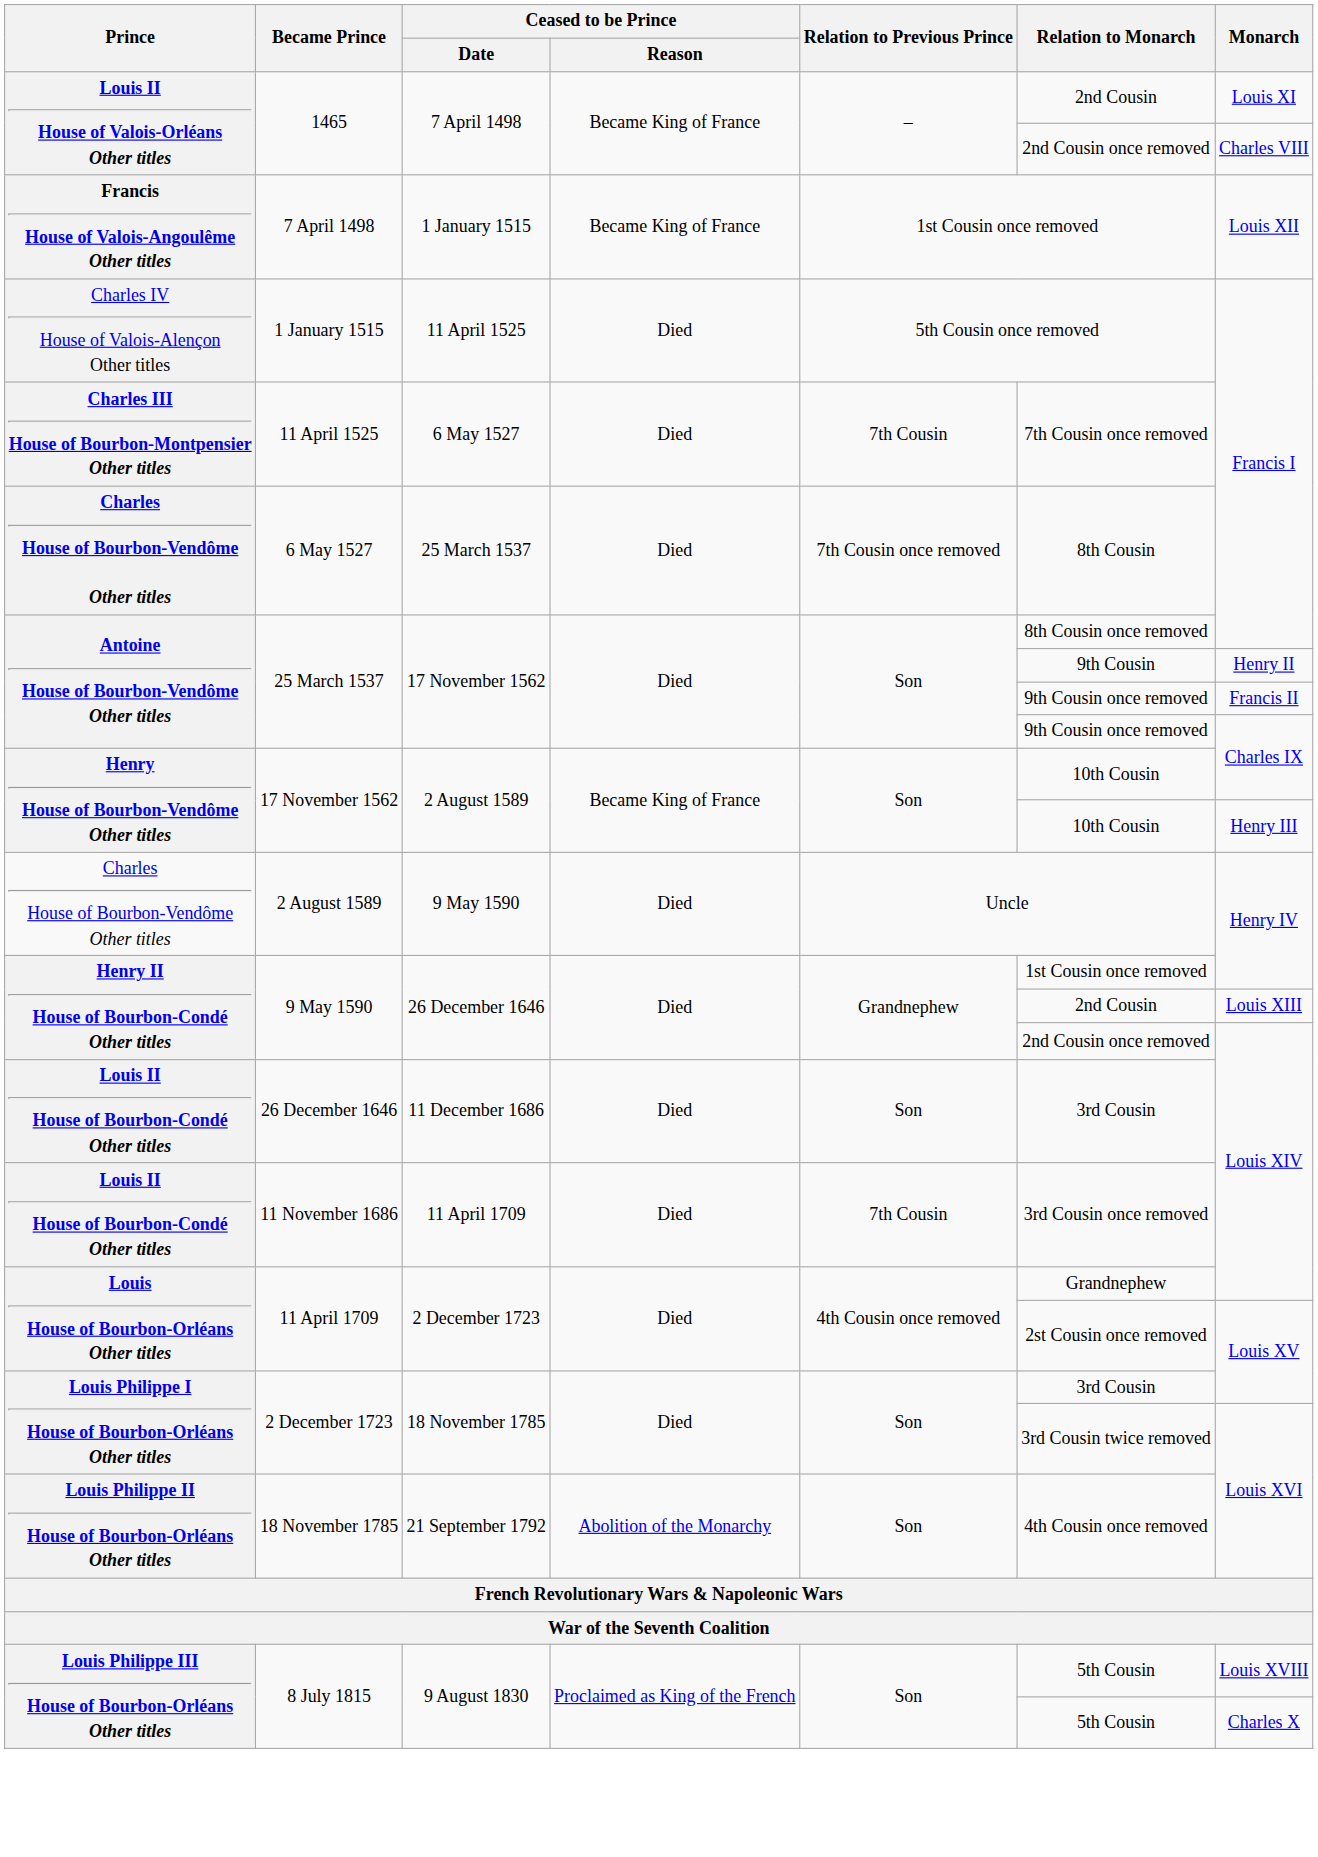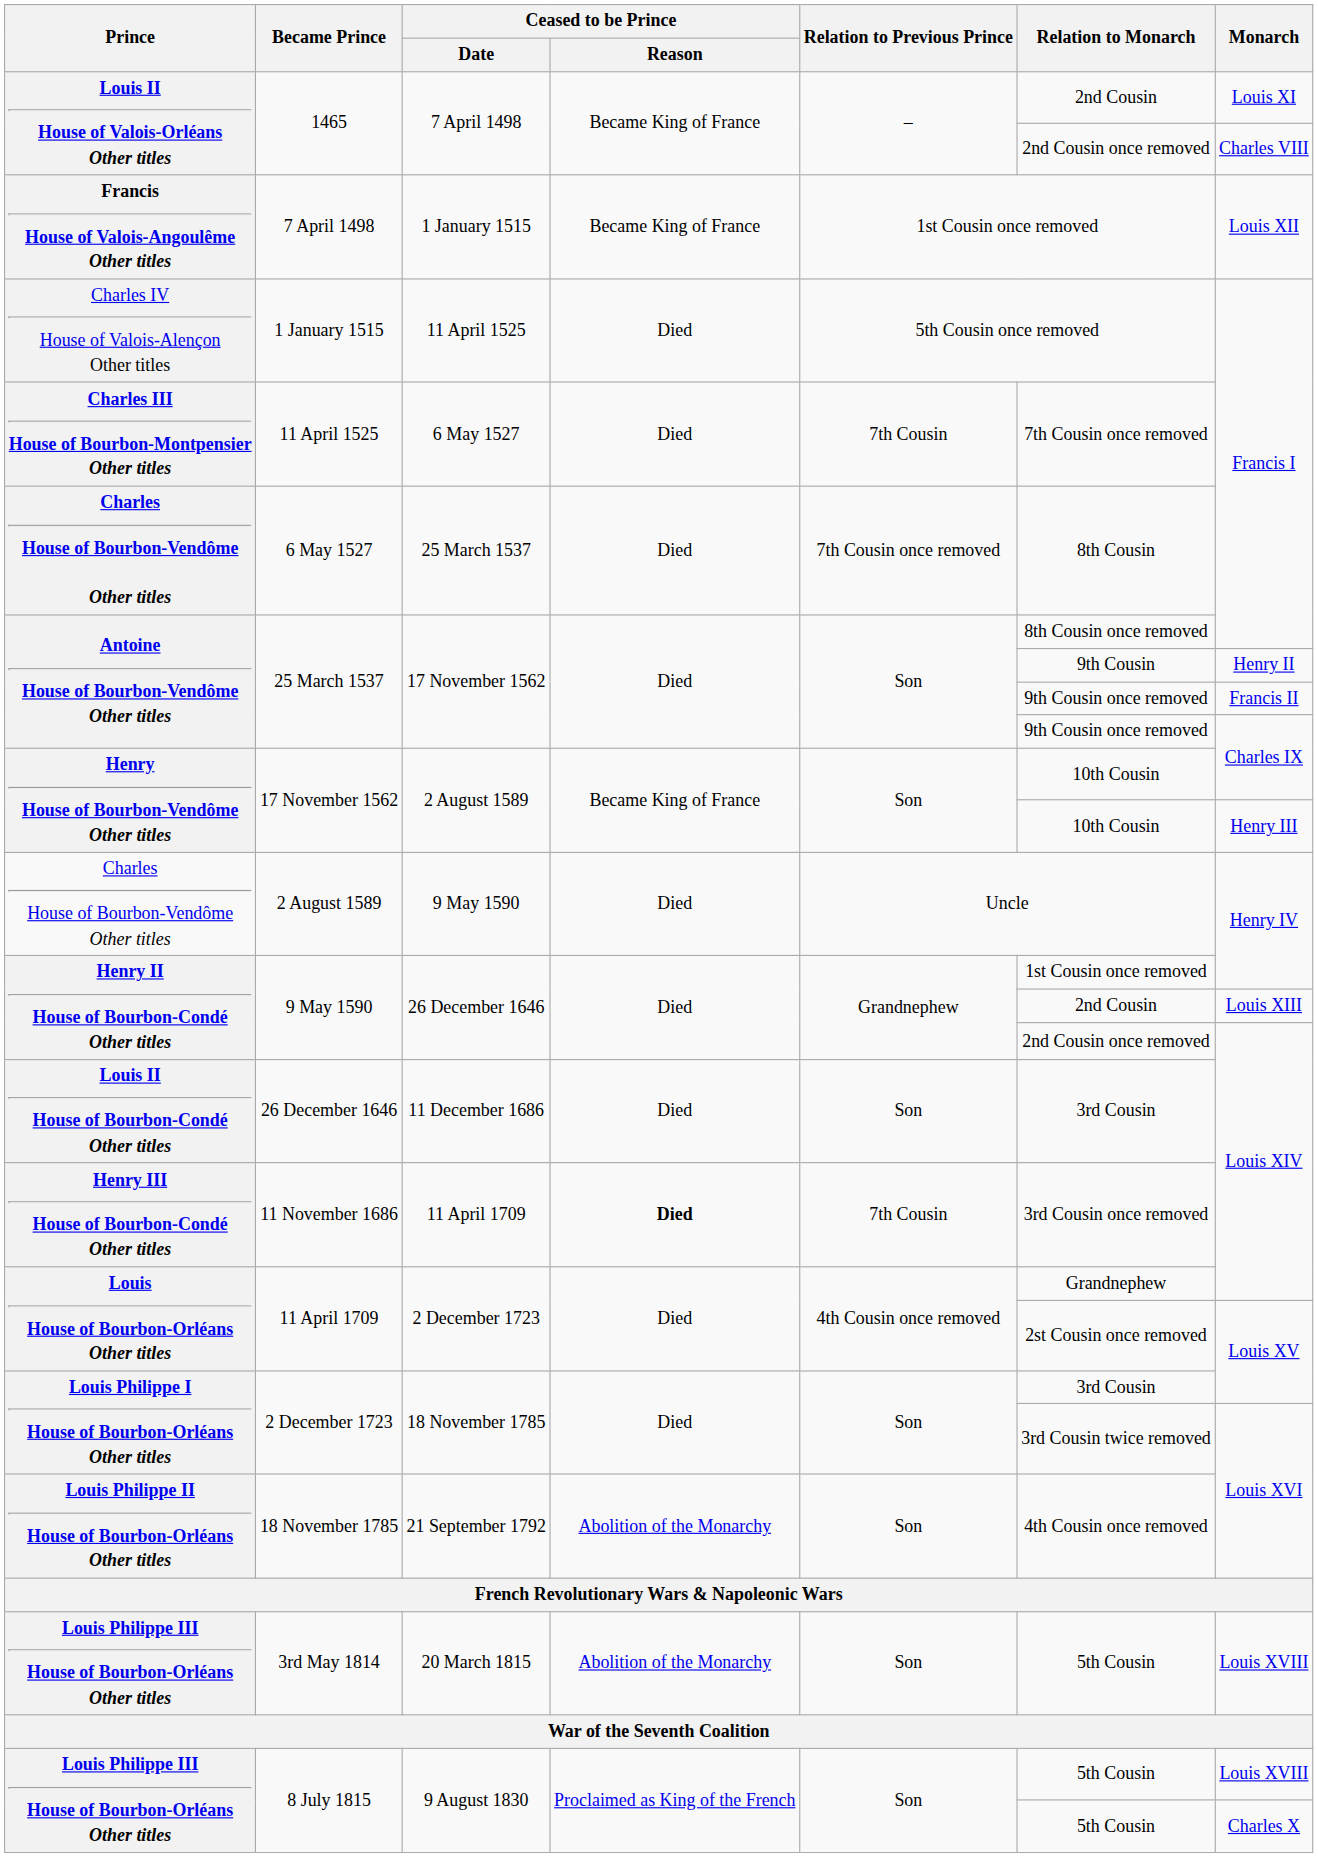(130, 1214) Louis II House of Bourbon-Condé Other titles -> (130, 1214) Henry III House of Bourbon-Condé Other titles
(675, 1214) normal -> (675, 1214) bold
+ row: (329, 1662)
